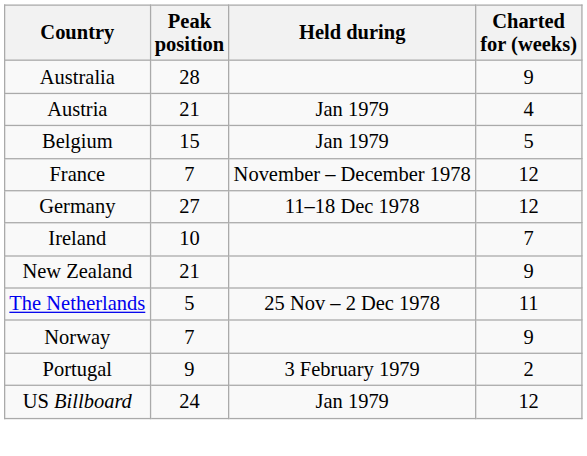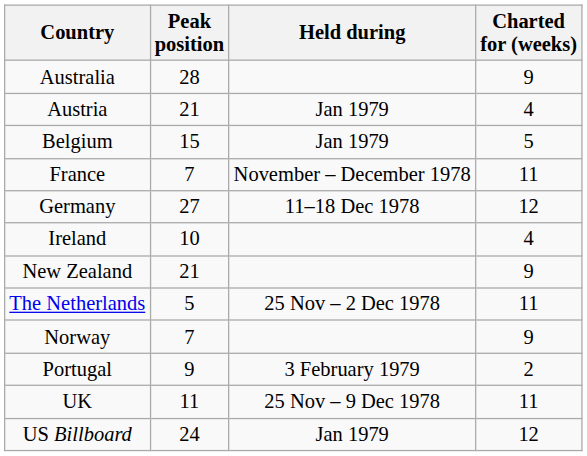(529, 174) 12 -> (529, 174) 11
(529, 239) 7 -> (529, 239) 4
+ row: (77, 401)
